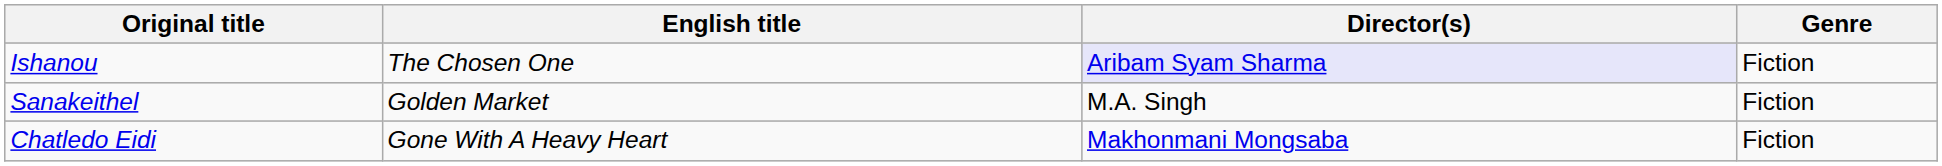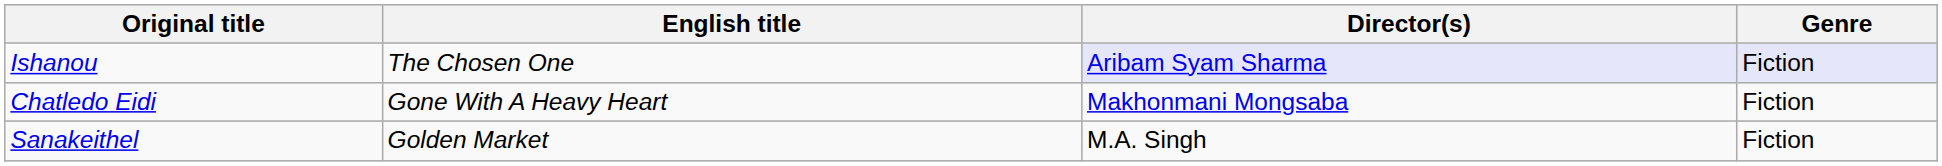(1778, 62) no background -> (1778, 62) lavender background
rows swapped: (74, 101) <-> (83, 140)
